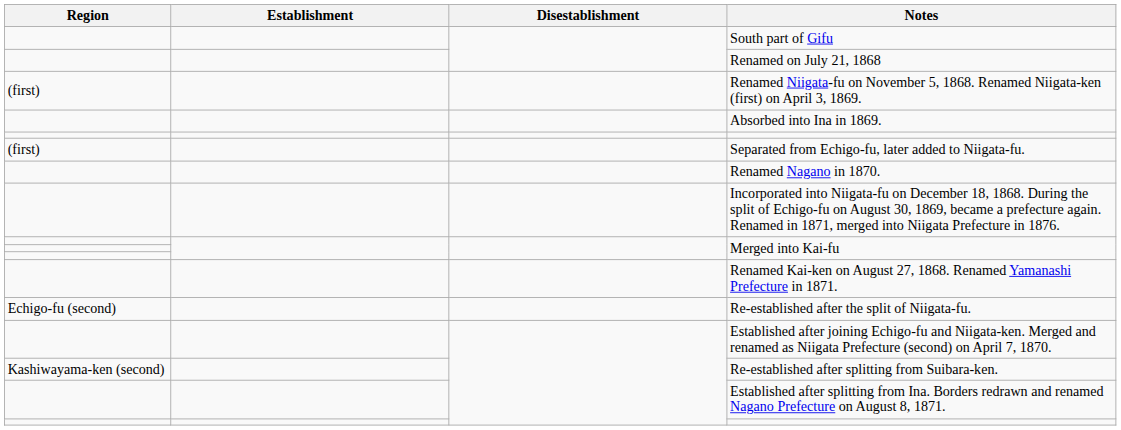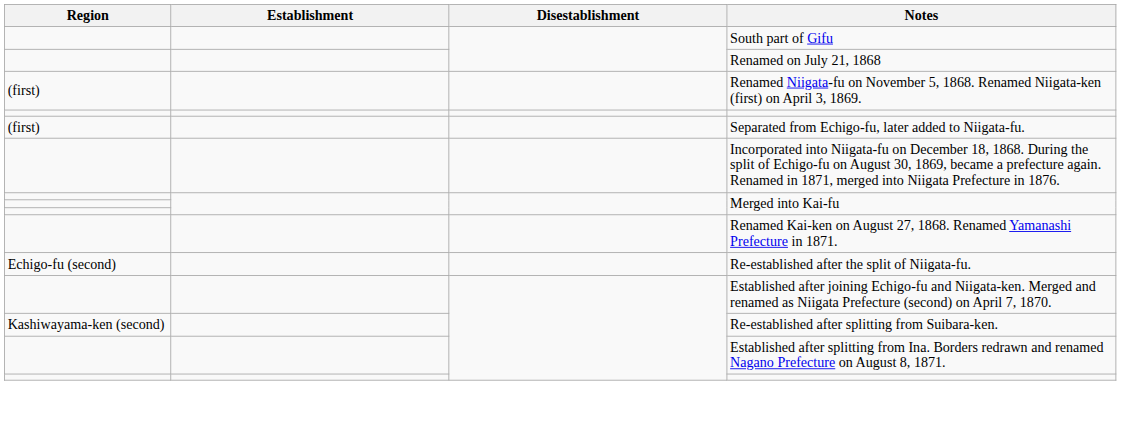- row: (88, 121)
- row: (88, 172)
